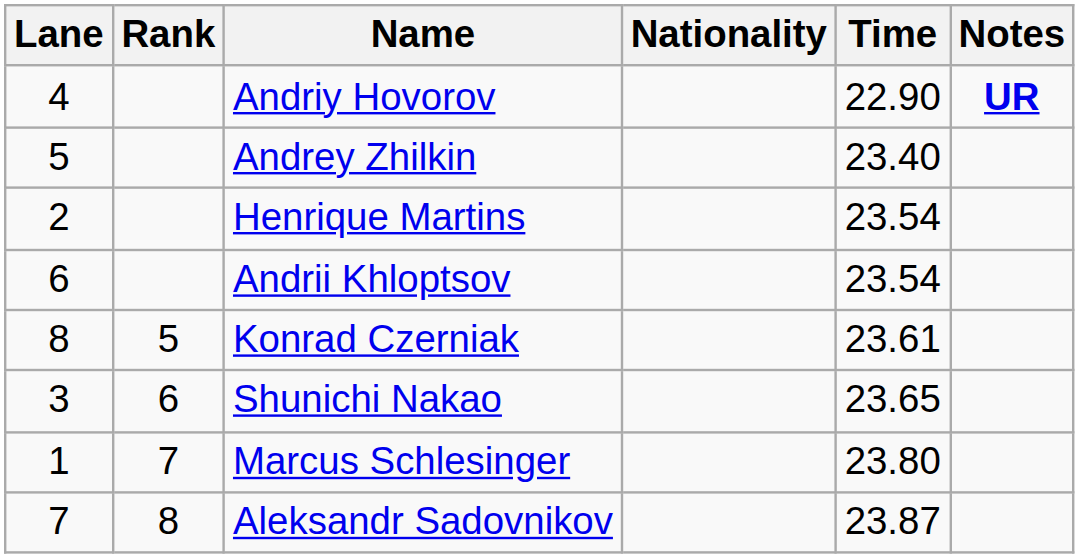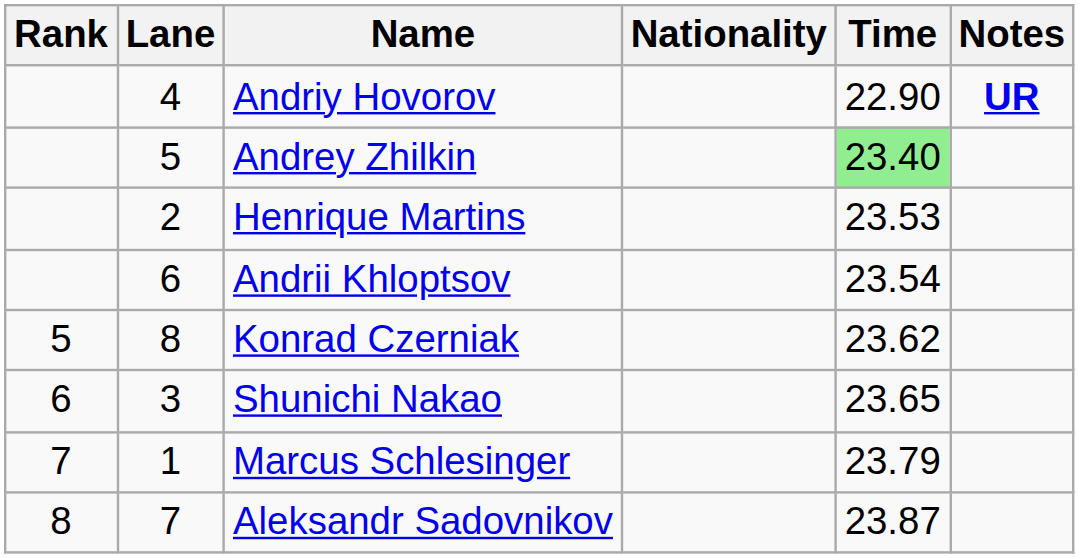columns swapped: (168, 34) <-> (59, 34)
(893, 156) no background -> (893, 156) lightgreen background
(893, 217) 23.54 -> (893, 217) 23.53
(893, 339) 23.61 -> (893, 339) 23.62
(893, 461) 23.80 -> (893, 461) 23.79
